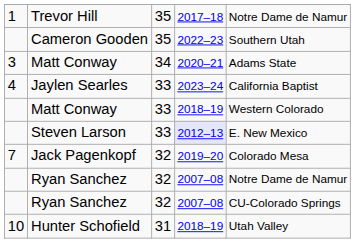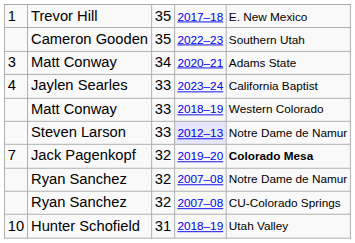(288, 16) Notre Dame de Namur -> (268, 16) E. New Mexico
(268, 133) E. New Mexico -> (288, 133) Notre Dame de Namur
(269, 156) normal -> (271, 156) bold
